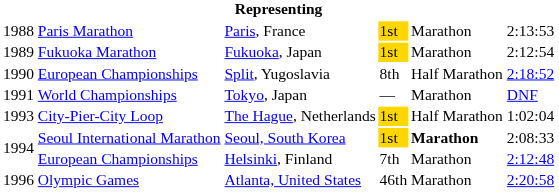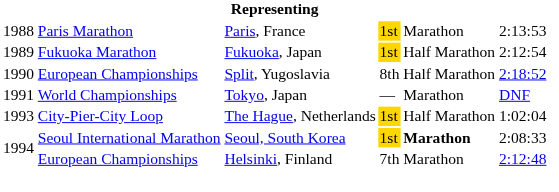(441, 52) Marathon -> (449, 52) Half Marathon
- row: (293, 180)
